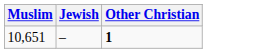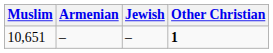+ column: (89, 15)
